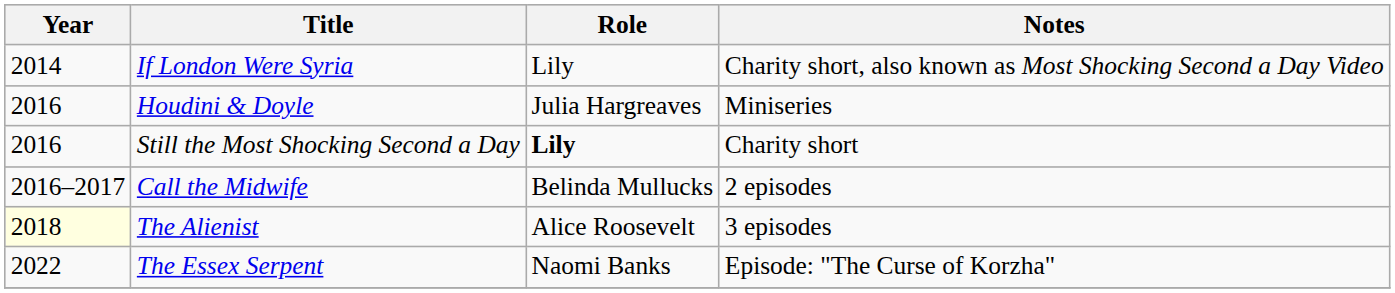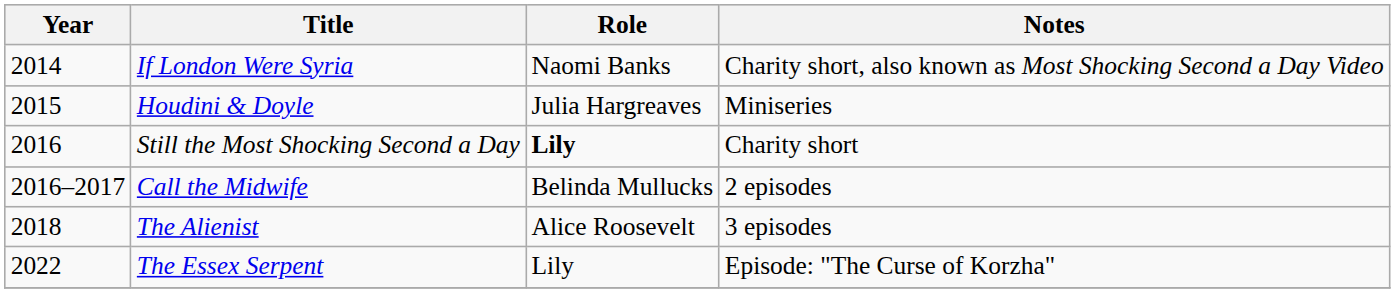(553, 65) Lily -> (601, 65) Naomi Banks
(36, 105) 2016 -> (36, 105) 2015
(36, 226) lightyellow background -> (36, 226) no background
(601, 266) Naomi Banks -> (553, 266) Lily
